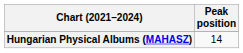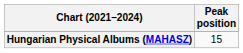(216, 39) 14 -> (216, 39) 15
